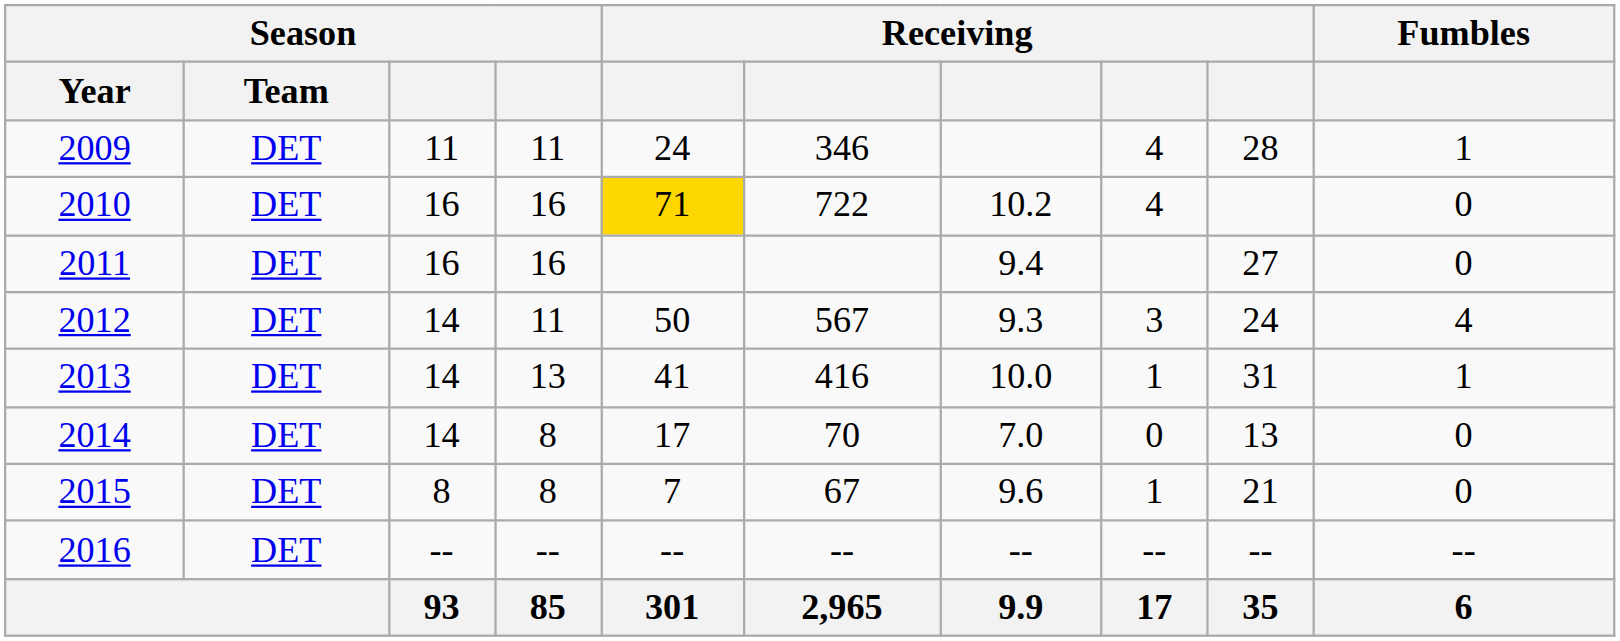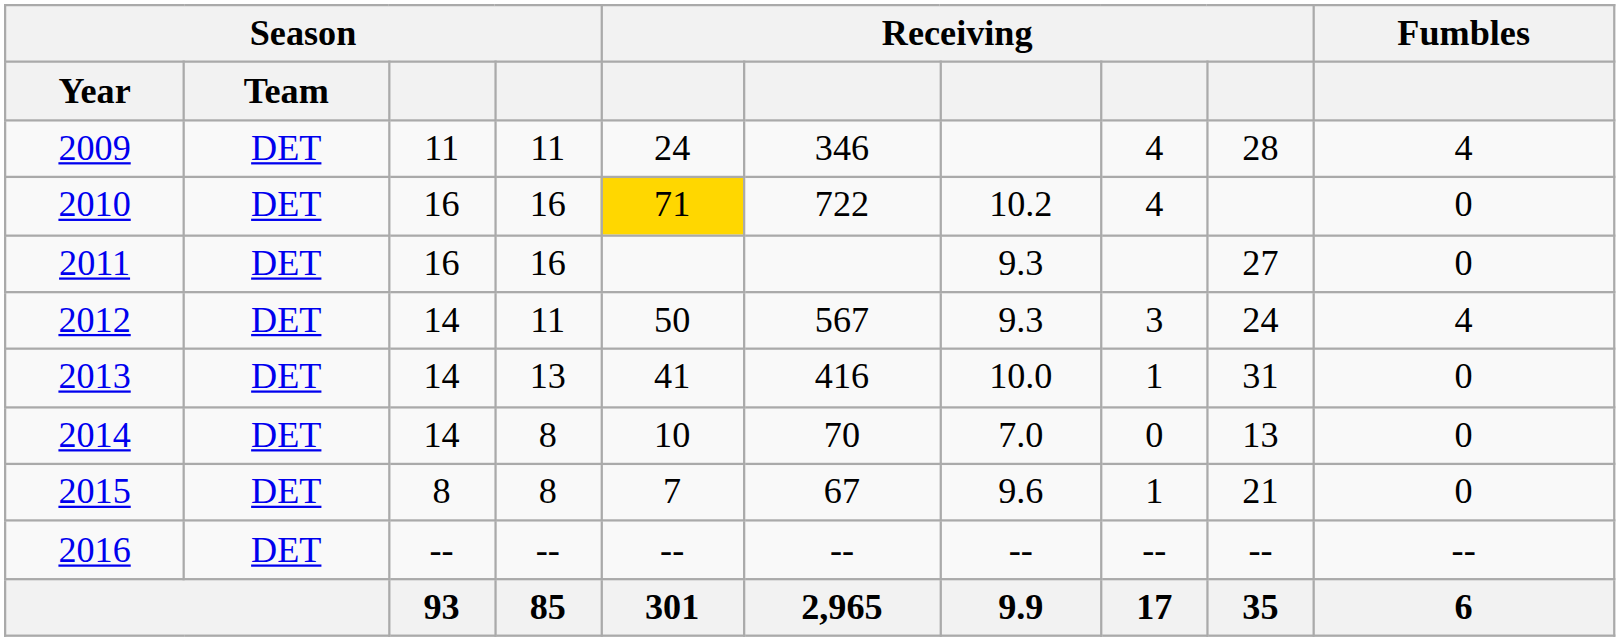(1464, 147) 1 -> (1464, 147) 4
(1021, 262) 9.4 -> (1021, 262) 9.3
(1464, 377) 1 -> (1464, 377) 0
(672, 434) 17 -> (672, 434) 10
